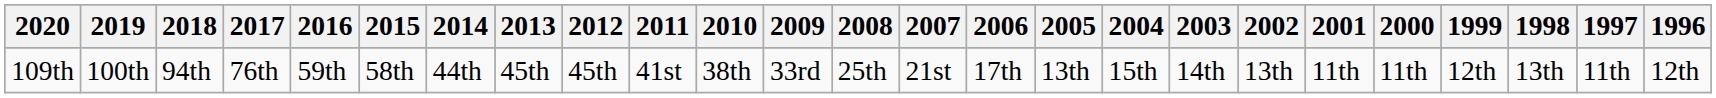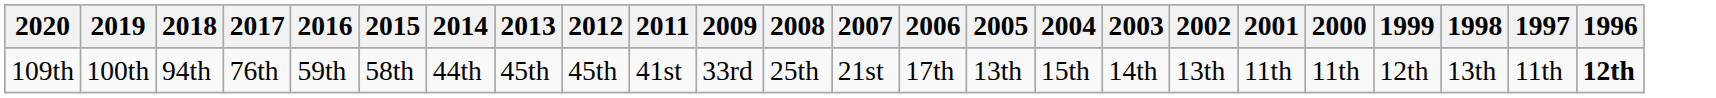- column: (730, 26)
(1675, 69) normal -> (1609, 69) bold
